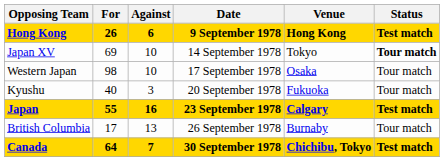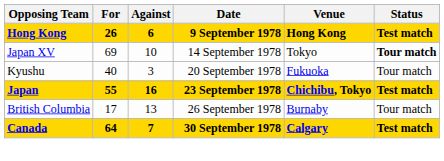- row: (42, 71)
(307, 109) Calgary -> (329, 90) Chichibu, Tokyo
(329, 147) Chichibu, Tokyo -> (307, 128) Calgary
